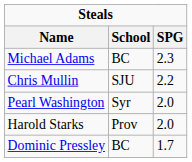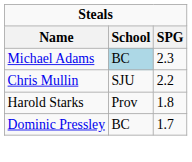(121, 59) no background -> (121, 59) lightblue background
- row: (56, 102)
(165, 124) 2.0 -> (165, 102) 1.8
